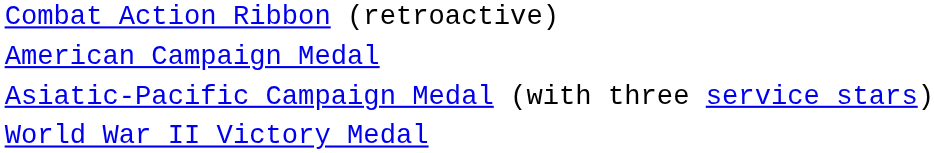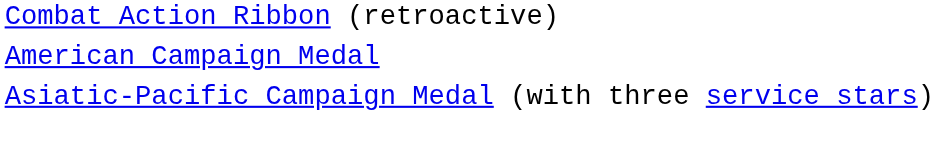- row: (217, 136)
